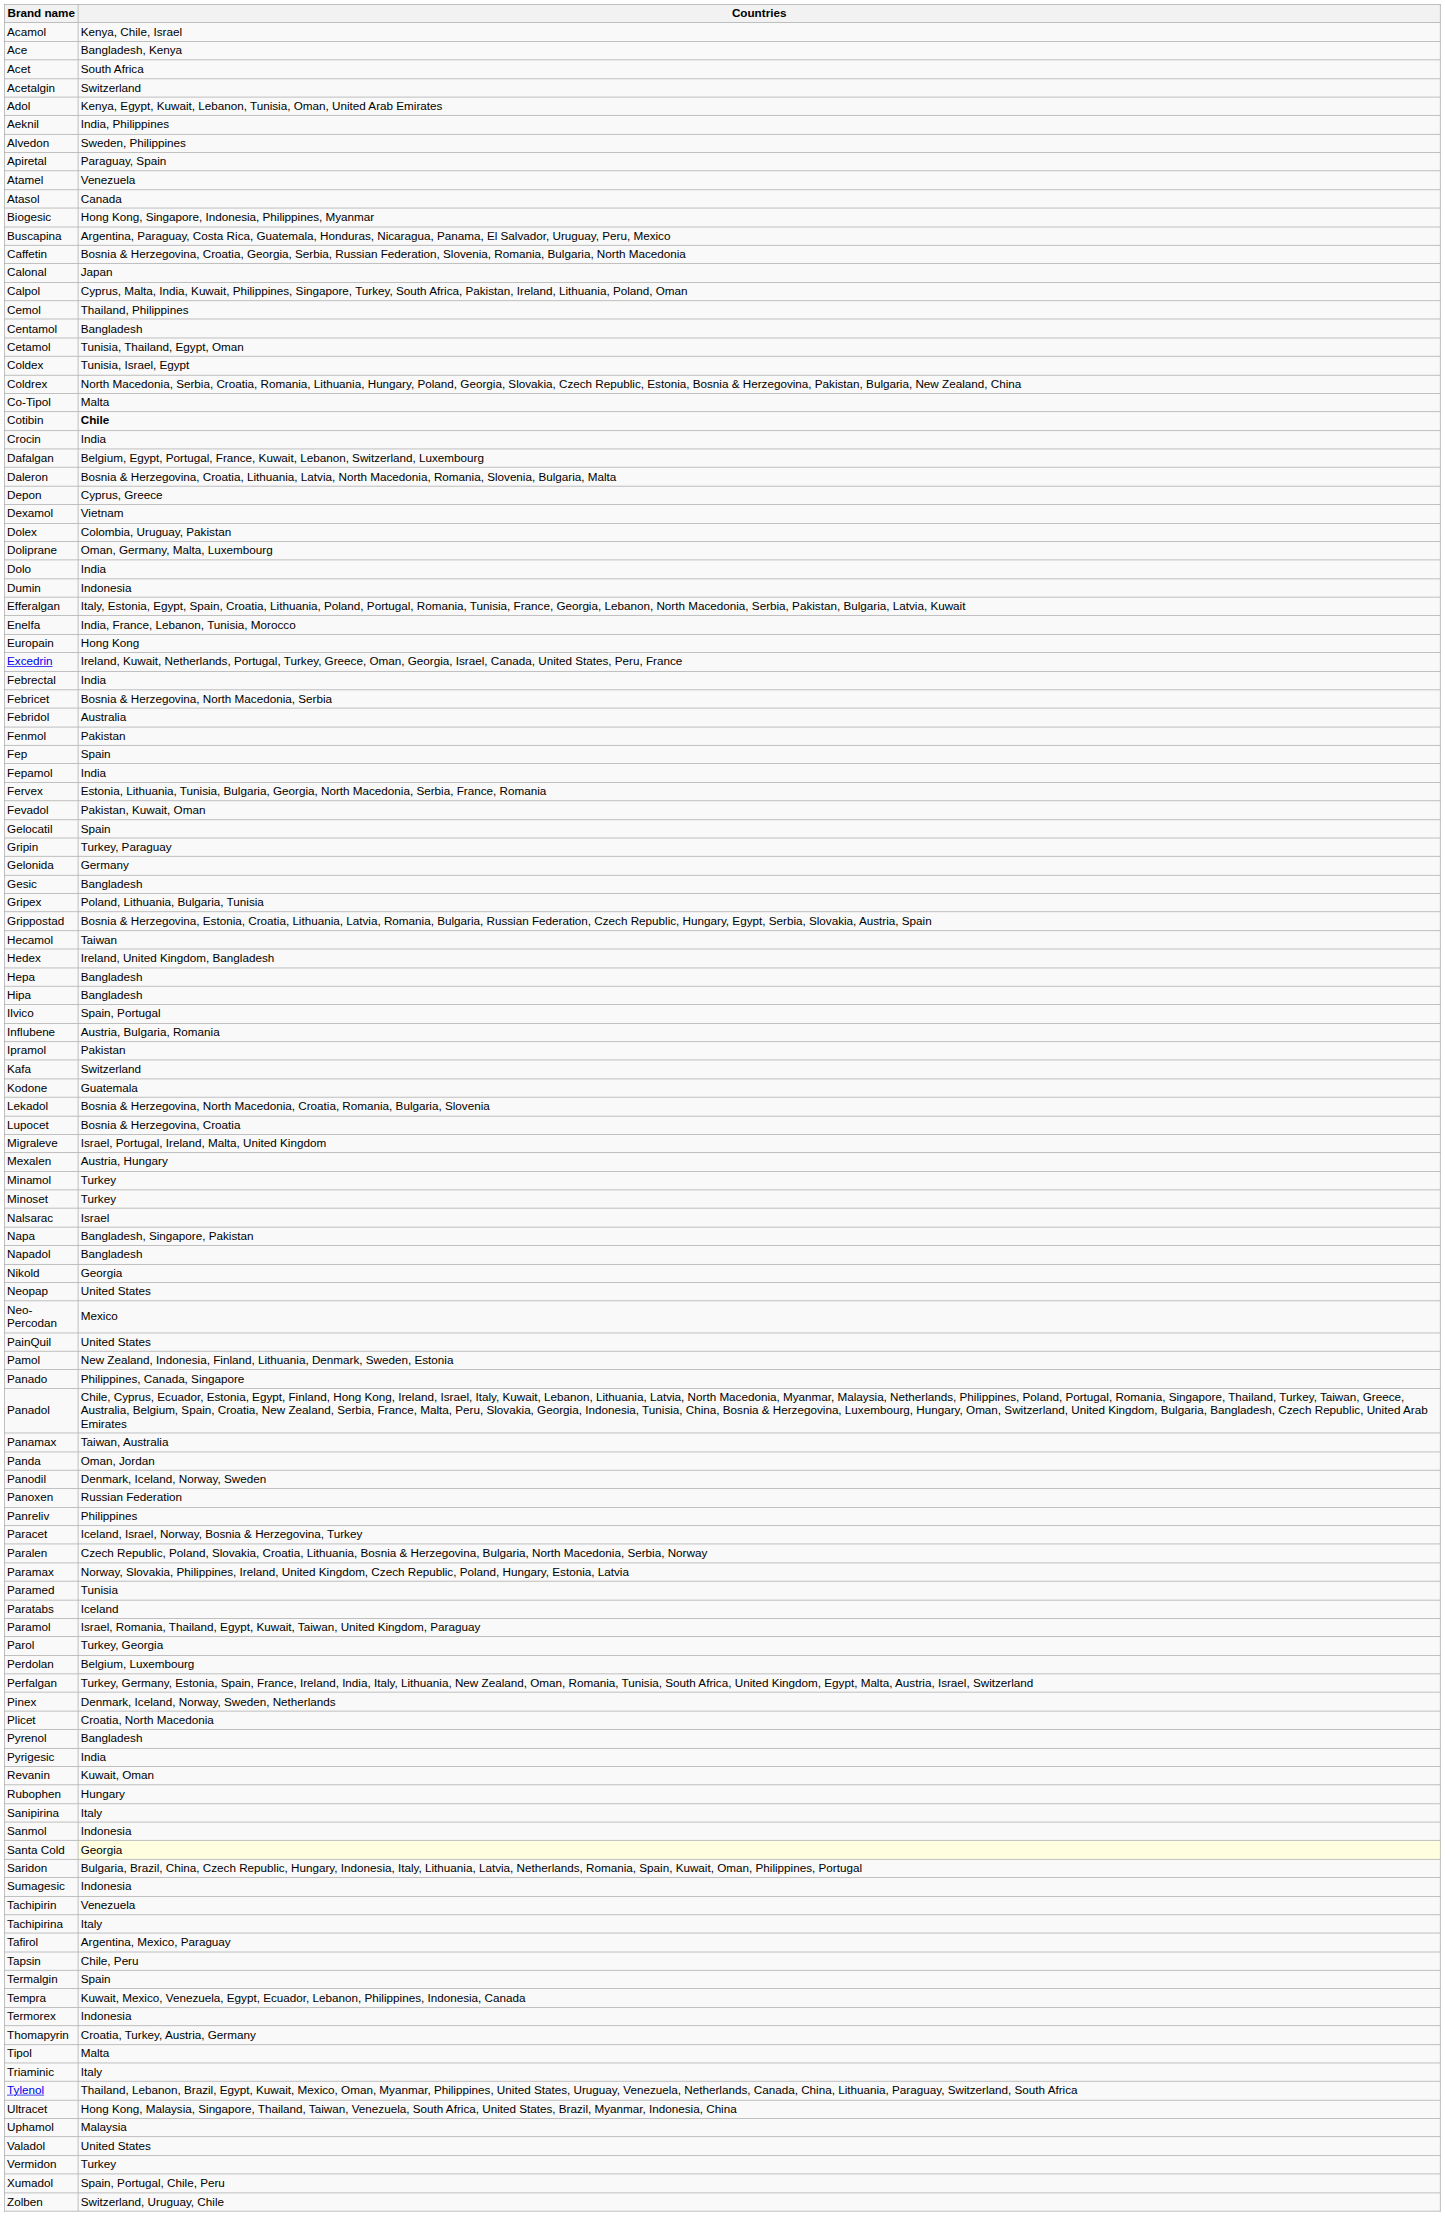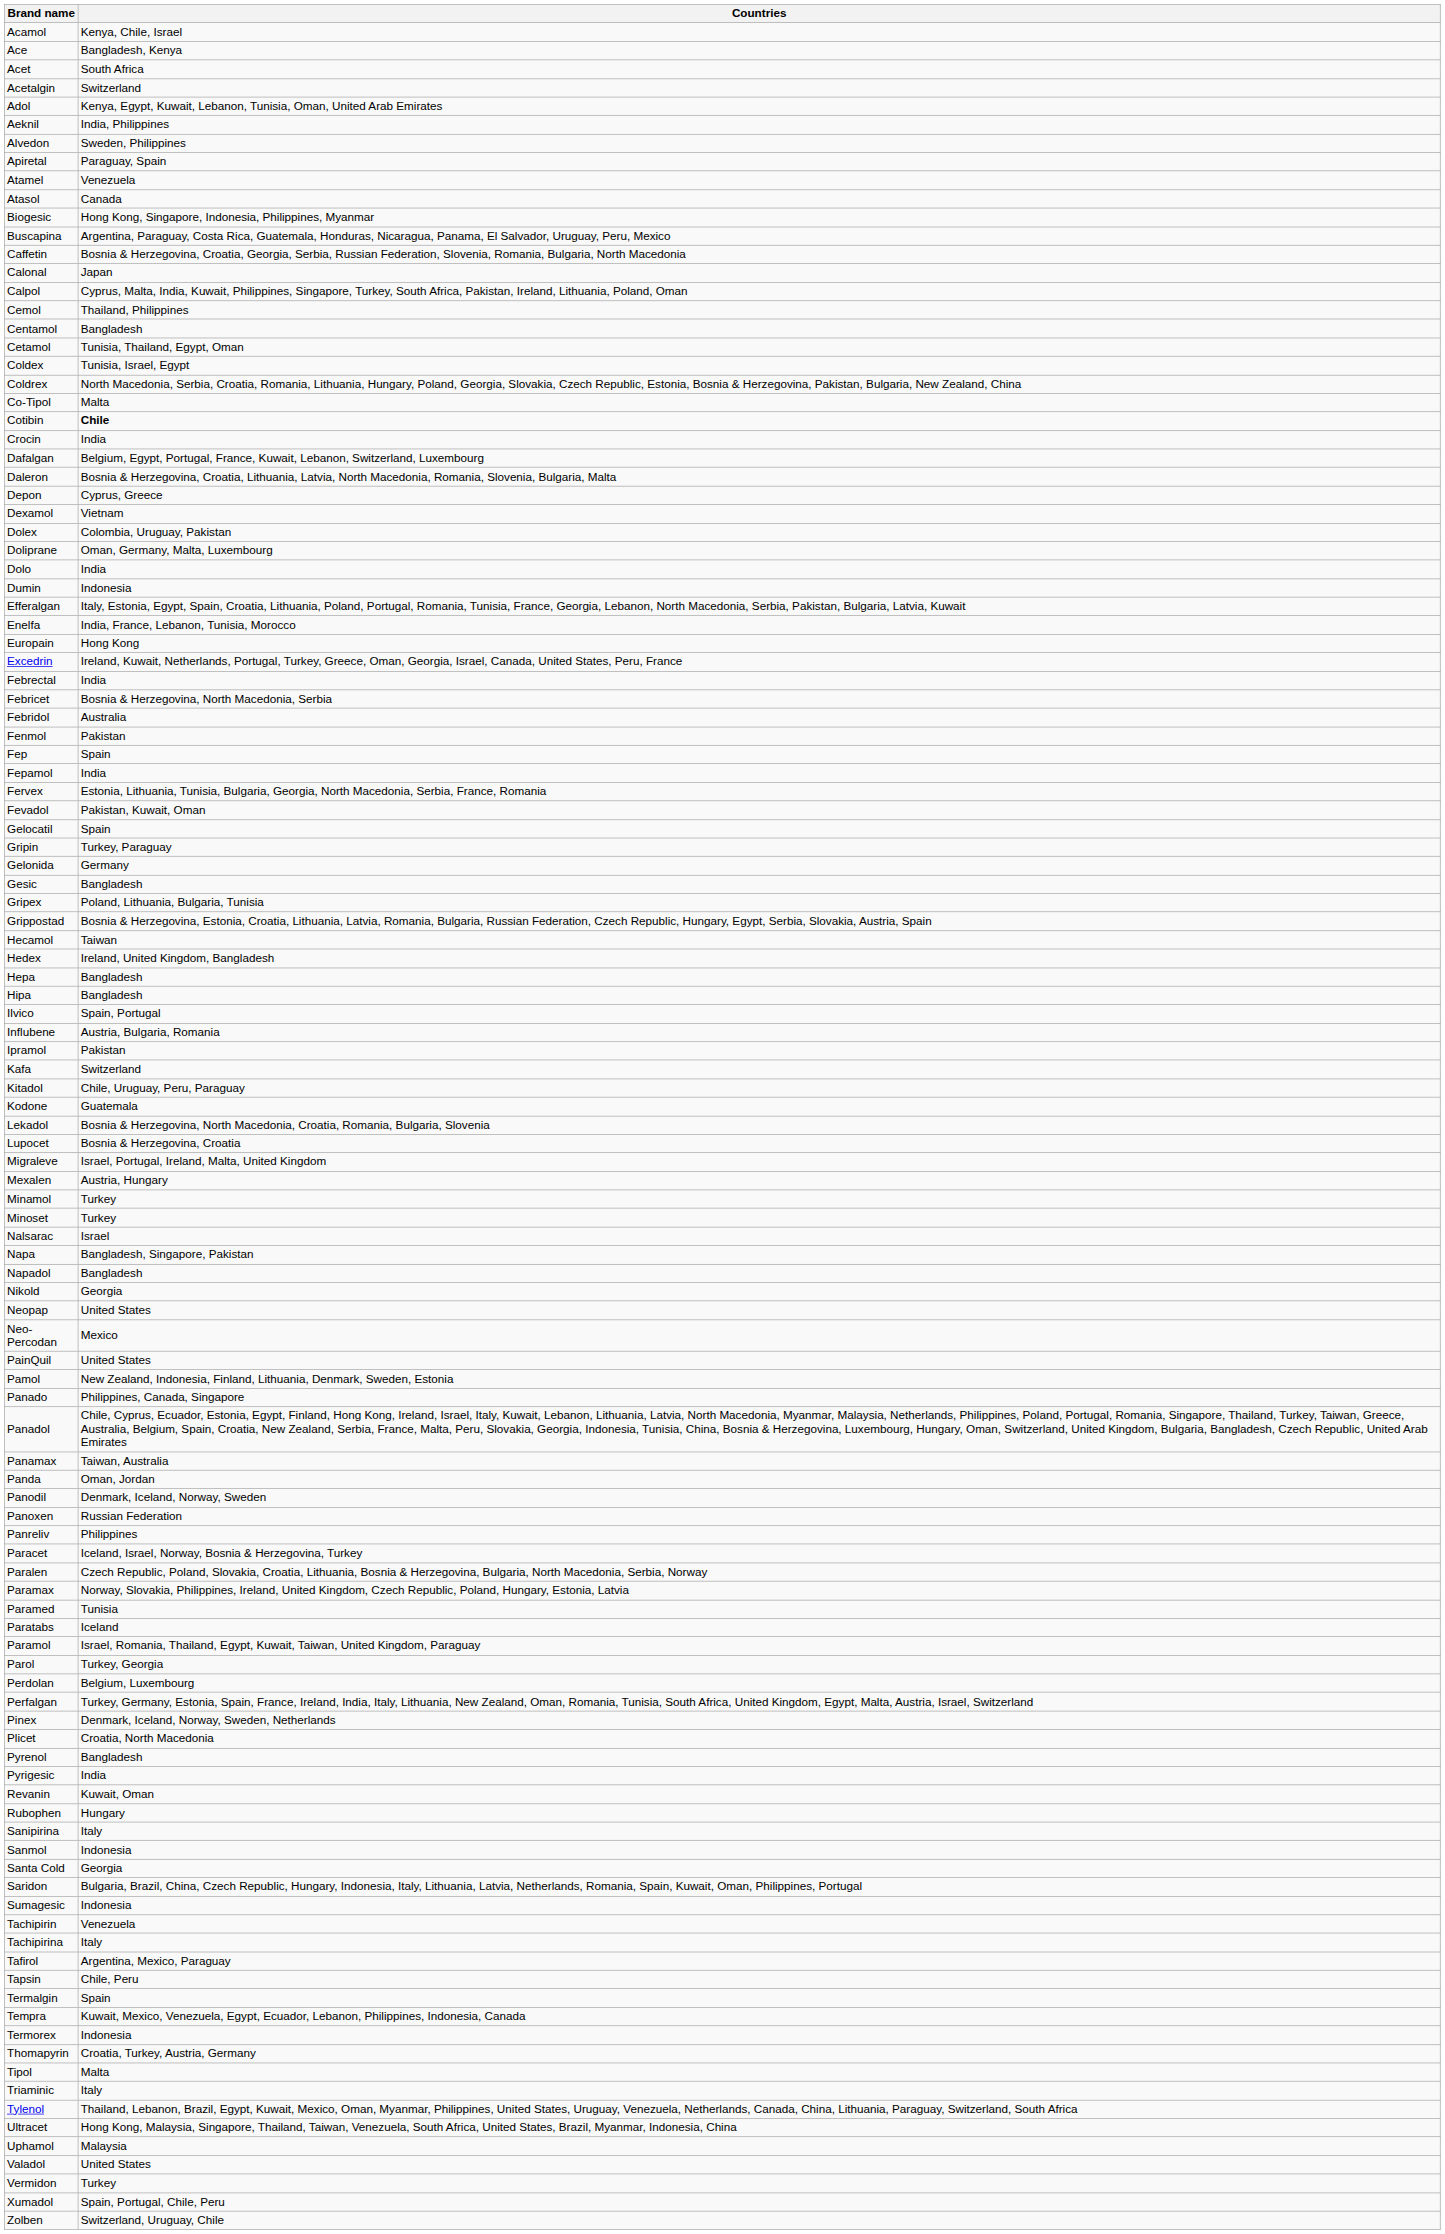+ row: (25, 1088)
(102, 1849) lightyellow background -> (102, 1868) no background
